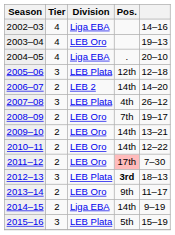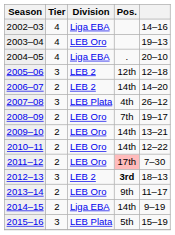(91, 71) LEB Plata -> (83, 71) LEB 2
(91, 177) LEB Plata -> (83, 177) LEB 2
